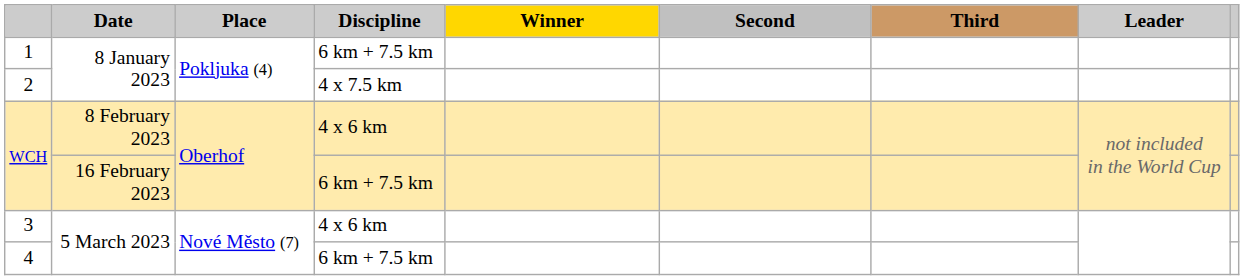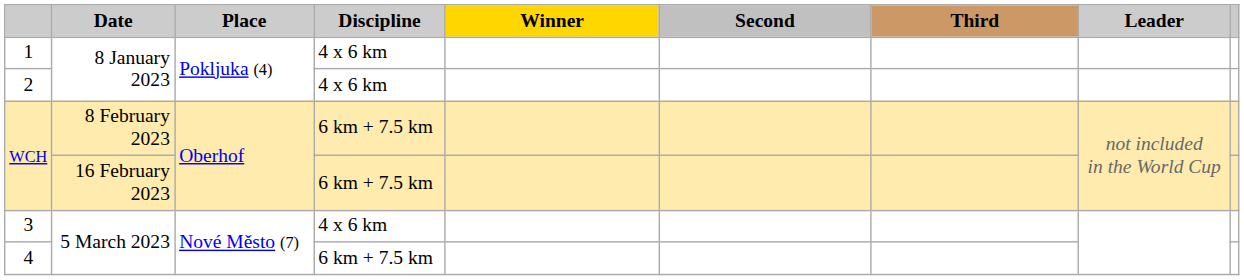(376, 52) 6 km + 7.5 km -> (353, 52) 4 x 6 km
(360, 84) 4 x 7.5 km -> (353, 84) 4 x 6 km
(353, 127) 4 x 6 km -> (376, 127) 6 km + 7.5 km
